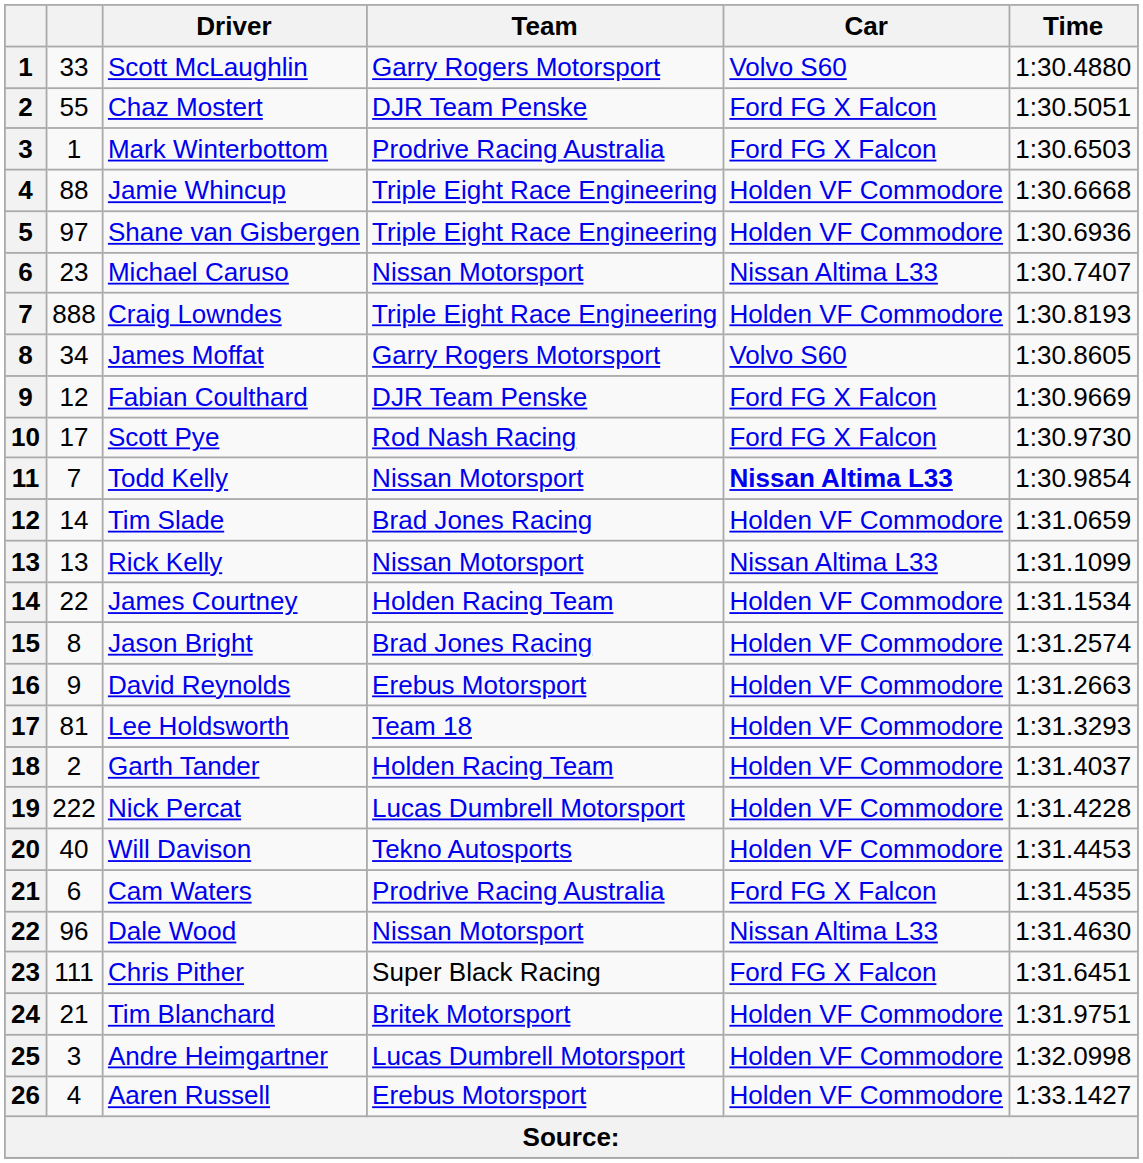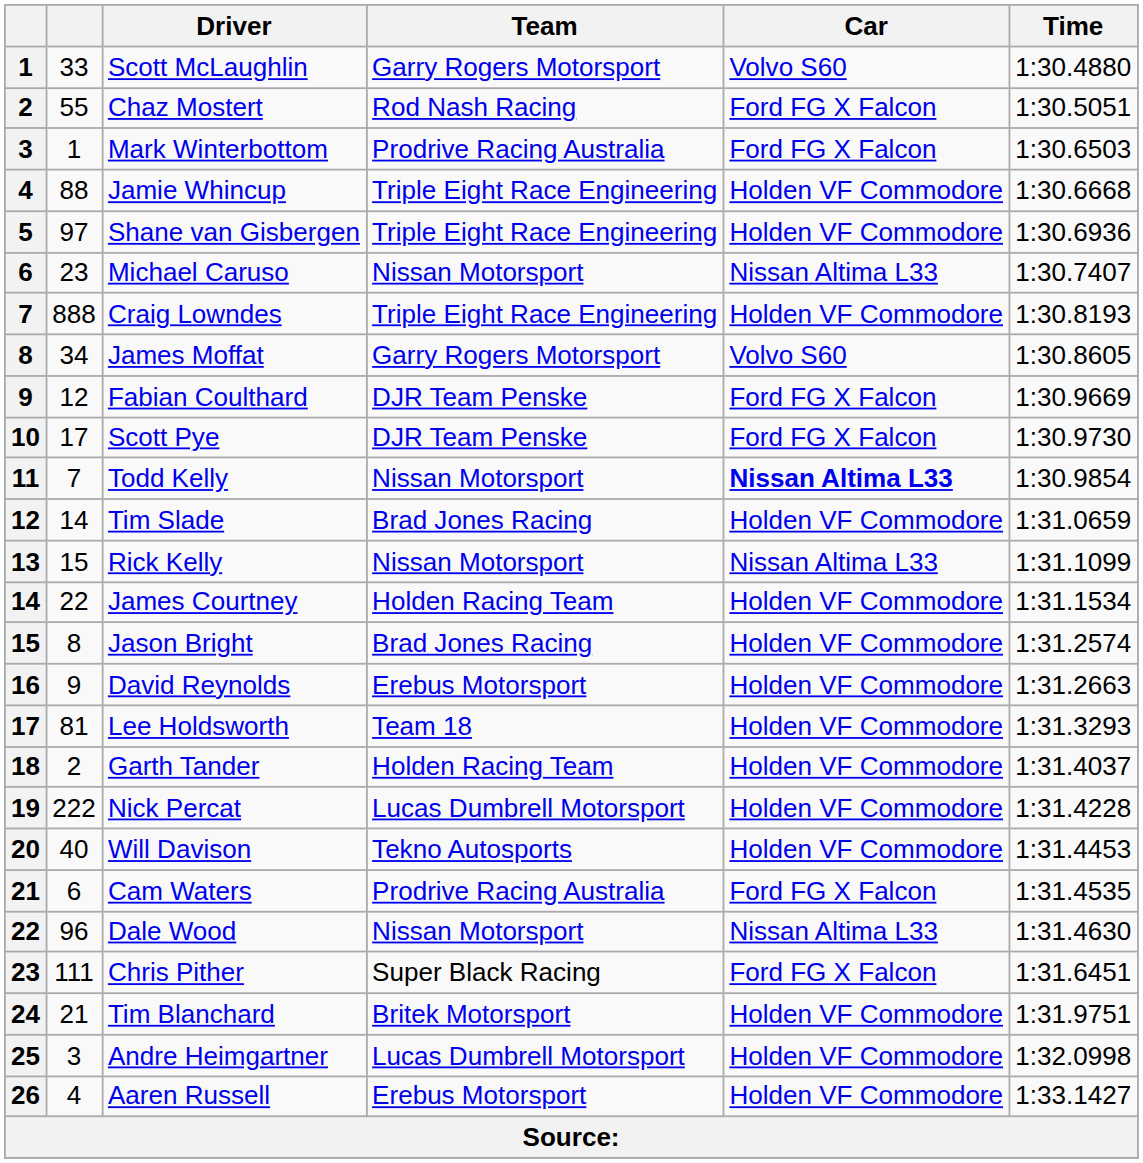(480, 108) DJR Team Penske -> (474, 108) Rod Nash Racing
(474, 438) Rod Nash Racing -> (480, 438) DJR Team Penske
(74, 561) 13 -> (74, 561) 15
